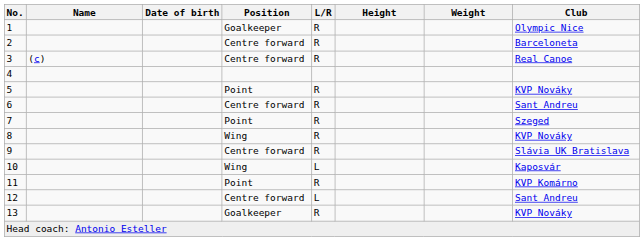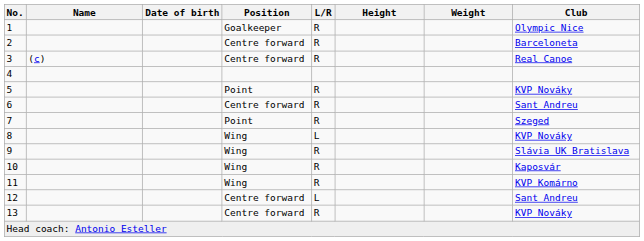(317, 136) R -> (317, 136) L
(264, 151) Centre forward -> (236, 151) Wing
(317, 167) L -> (317, 167) R
(239, 182) Point -> (236, 182) Wing
(253, 213) Goalkeeper -> (264, 213) Centre forward
